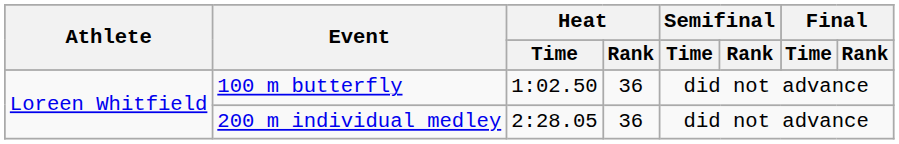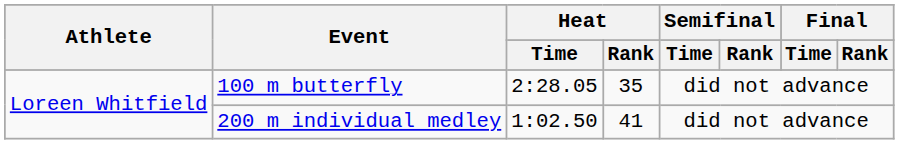(554, 87) 1:02.50 -> (554, 87) 2:28.05
(631, 87) 36 -> (631, 87) 35
(554, 122) 2:28.05 -> (554, 122) 1:02.50
(631, 122) 36 -> (631, 122) 41
